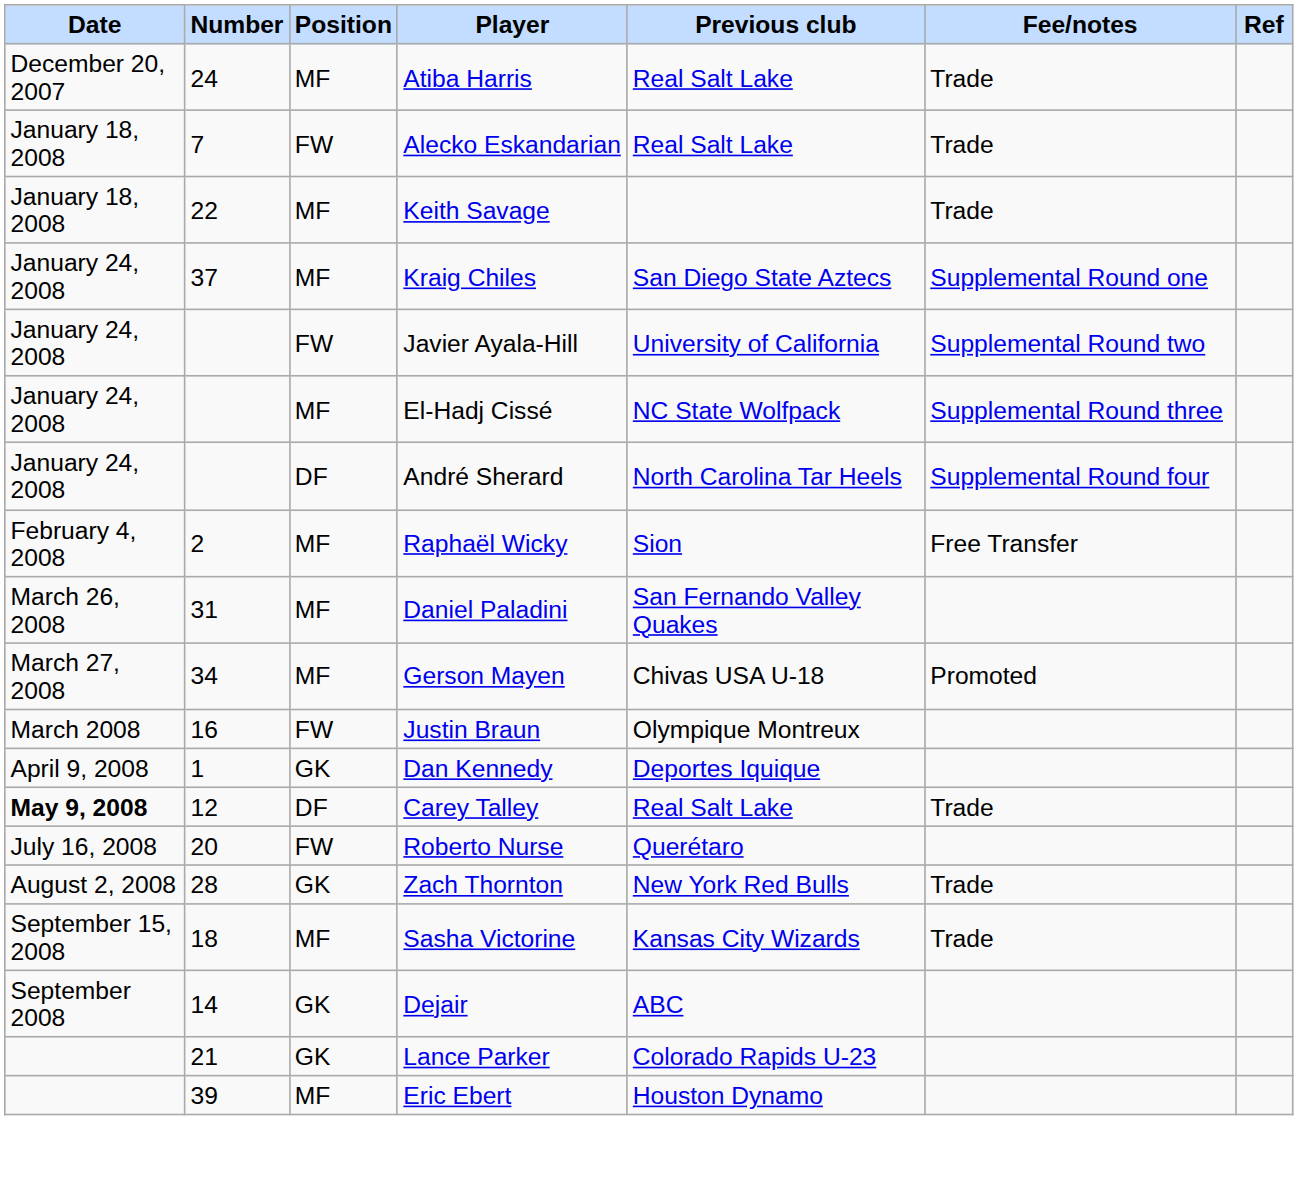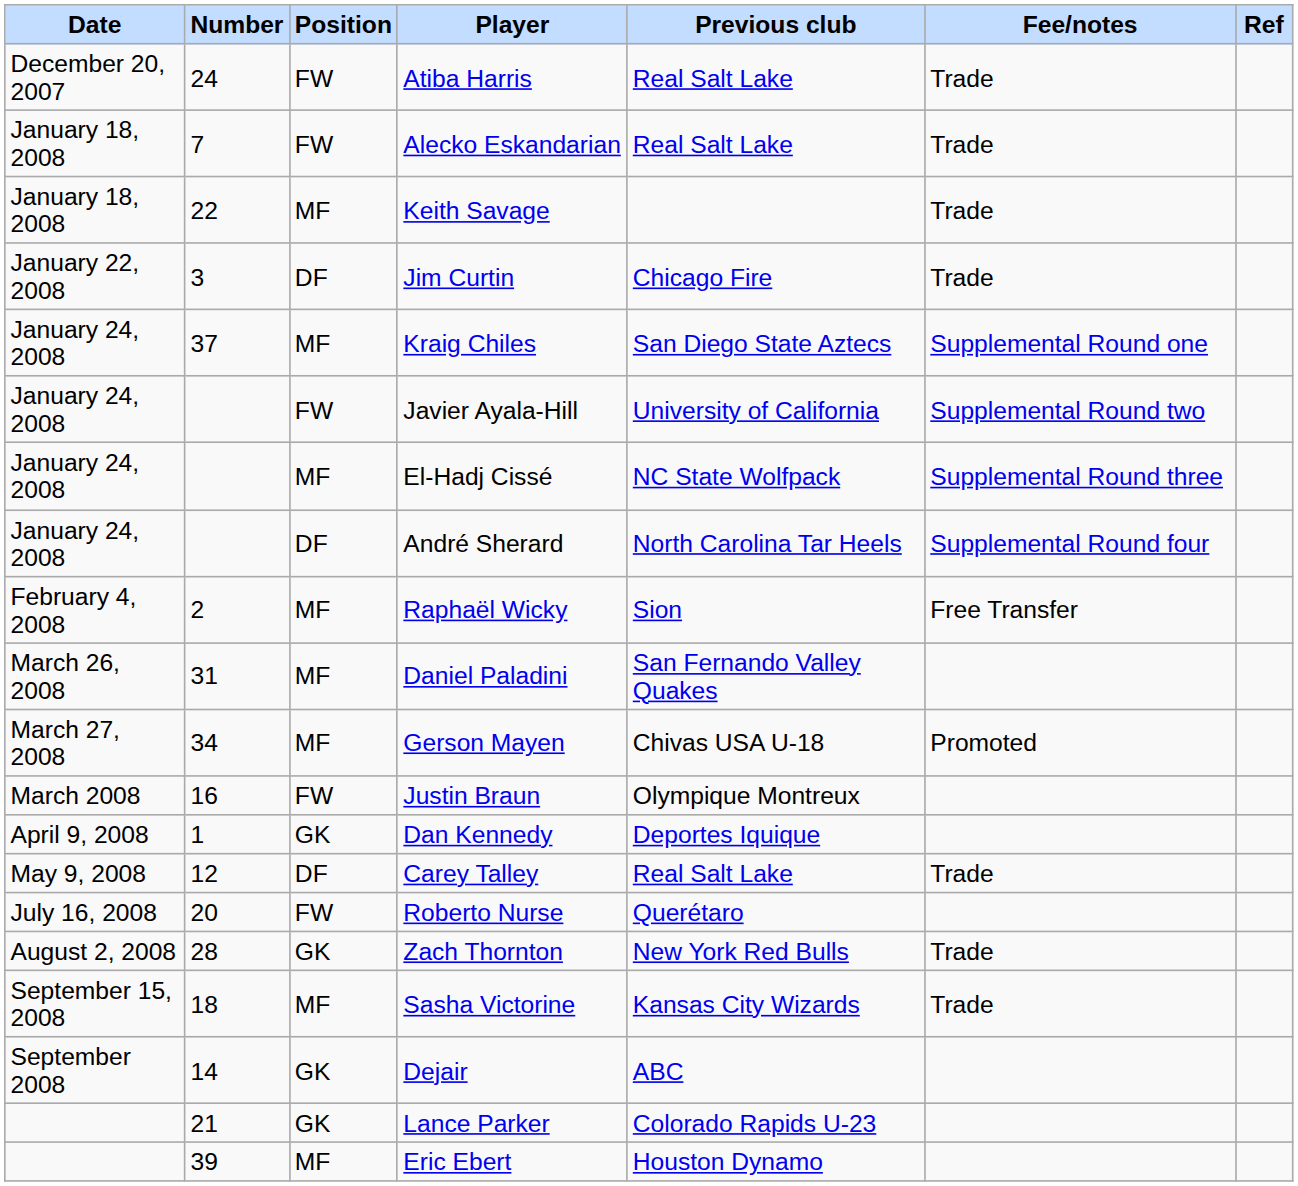(313, 77) MF -> (314, 77) FW
+ row: (459, 277)
(79, 807) bold -> (78, 873) normal
